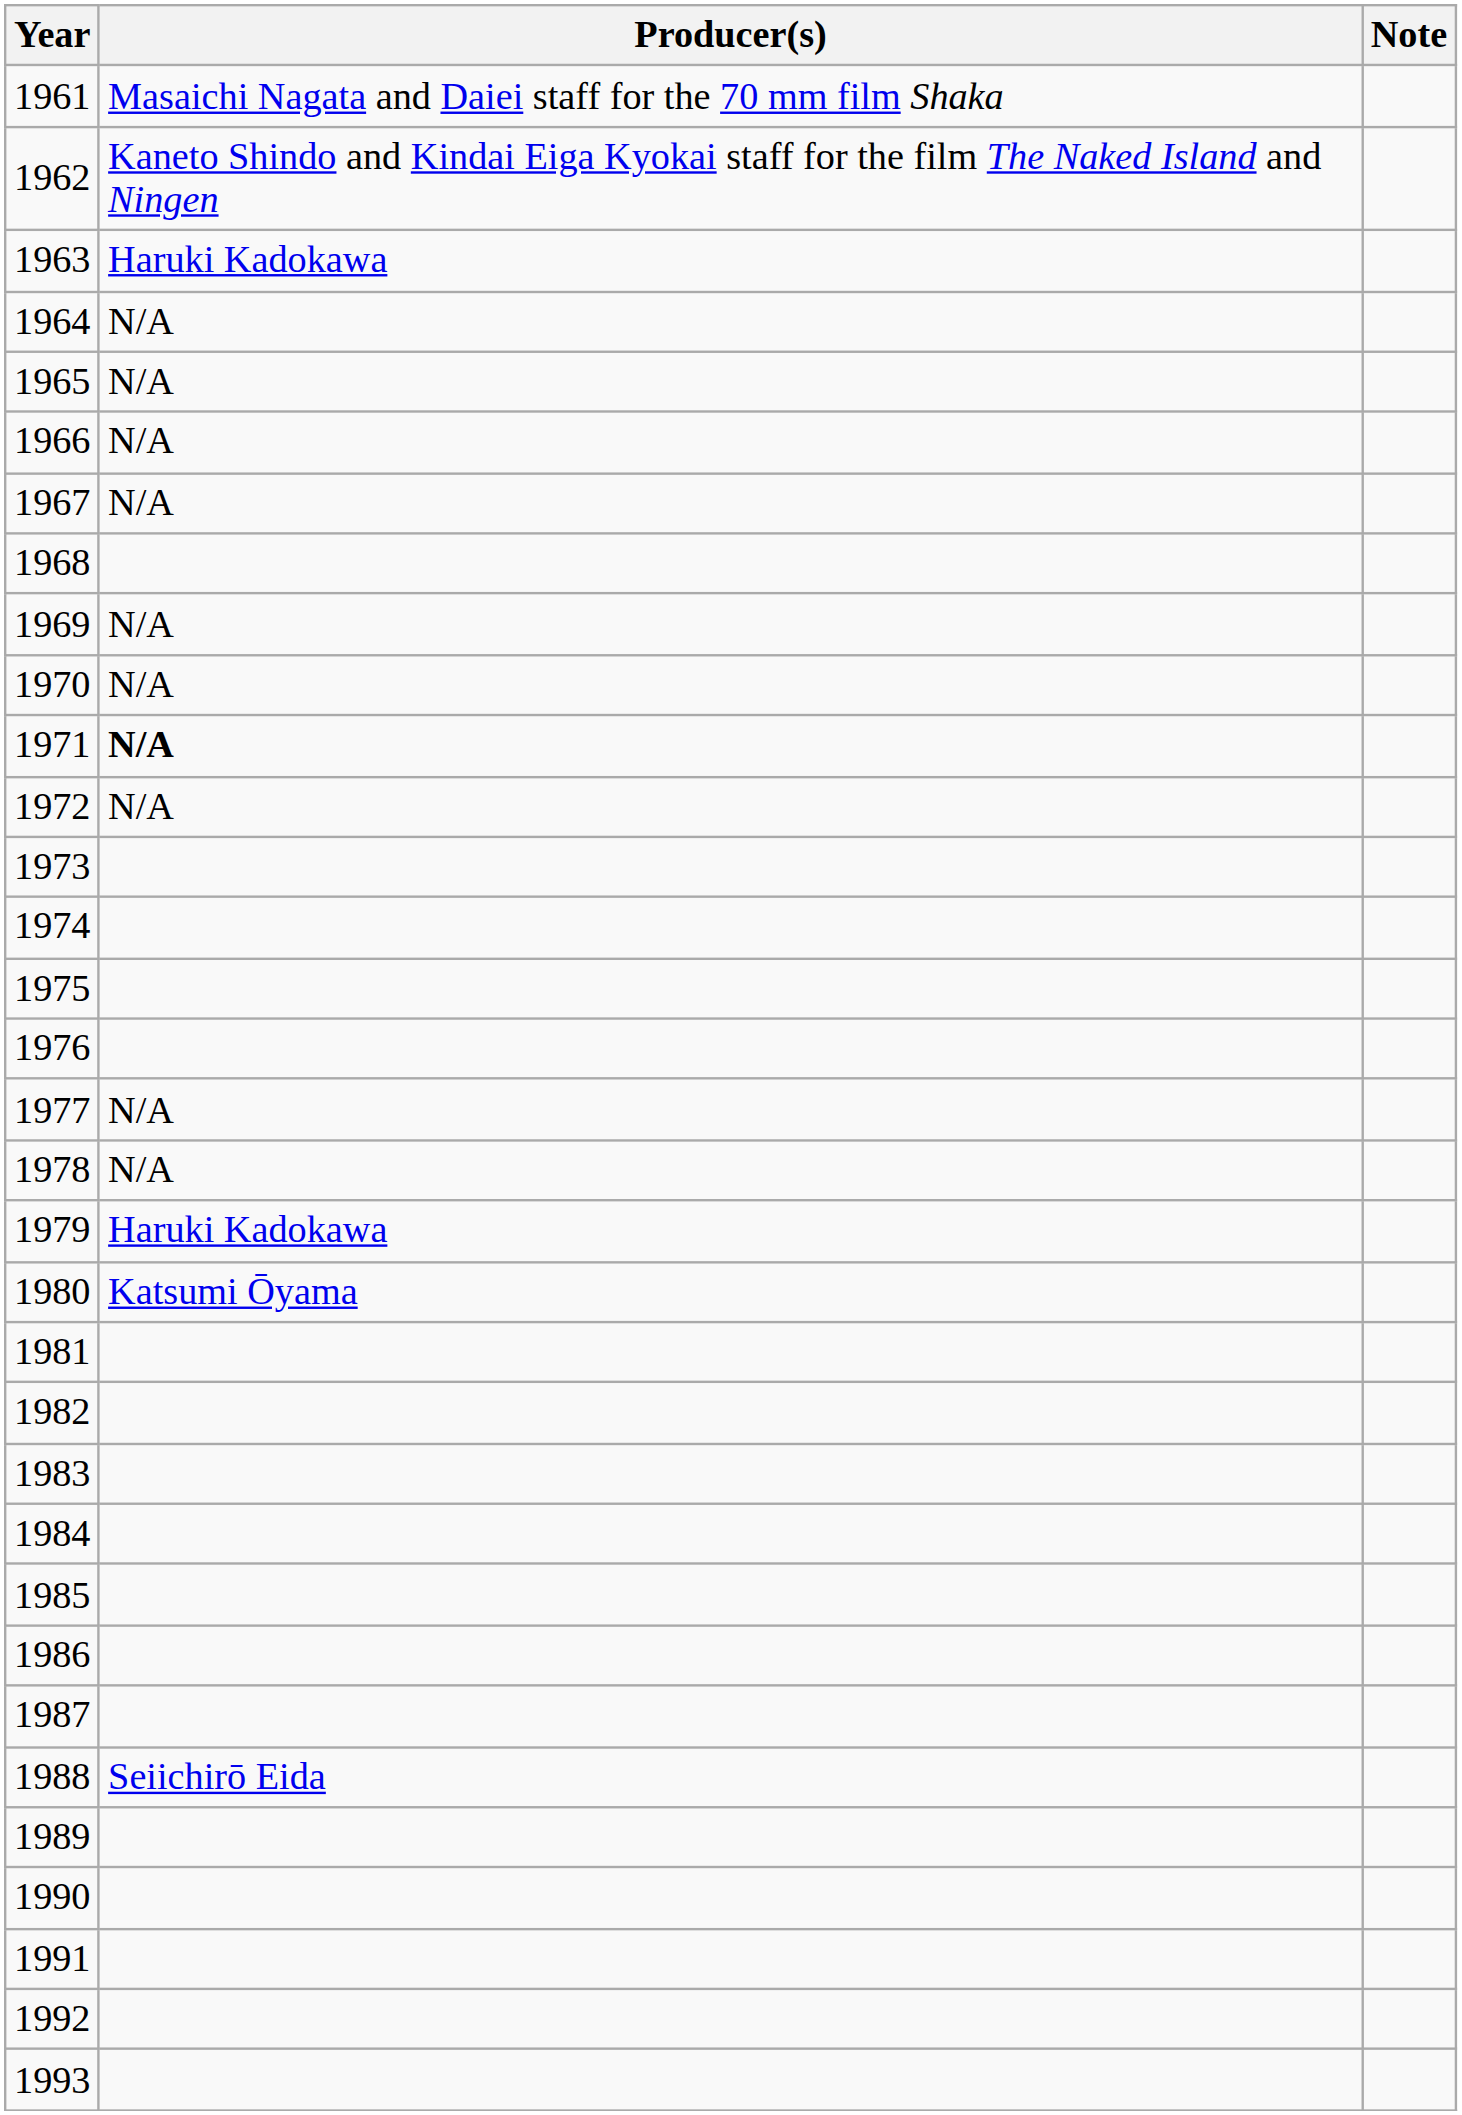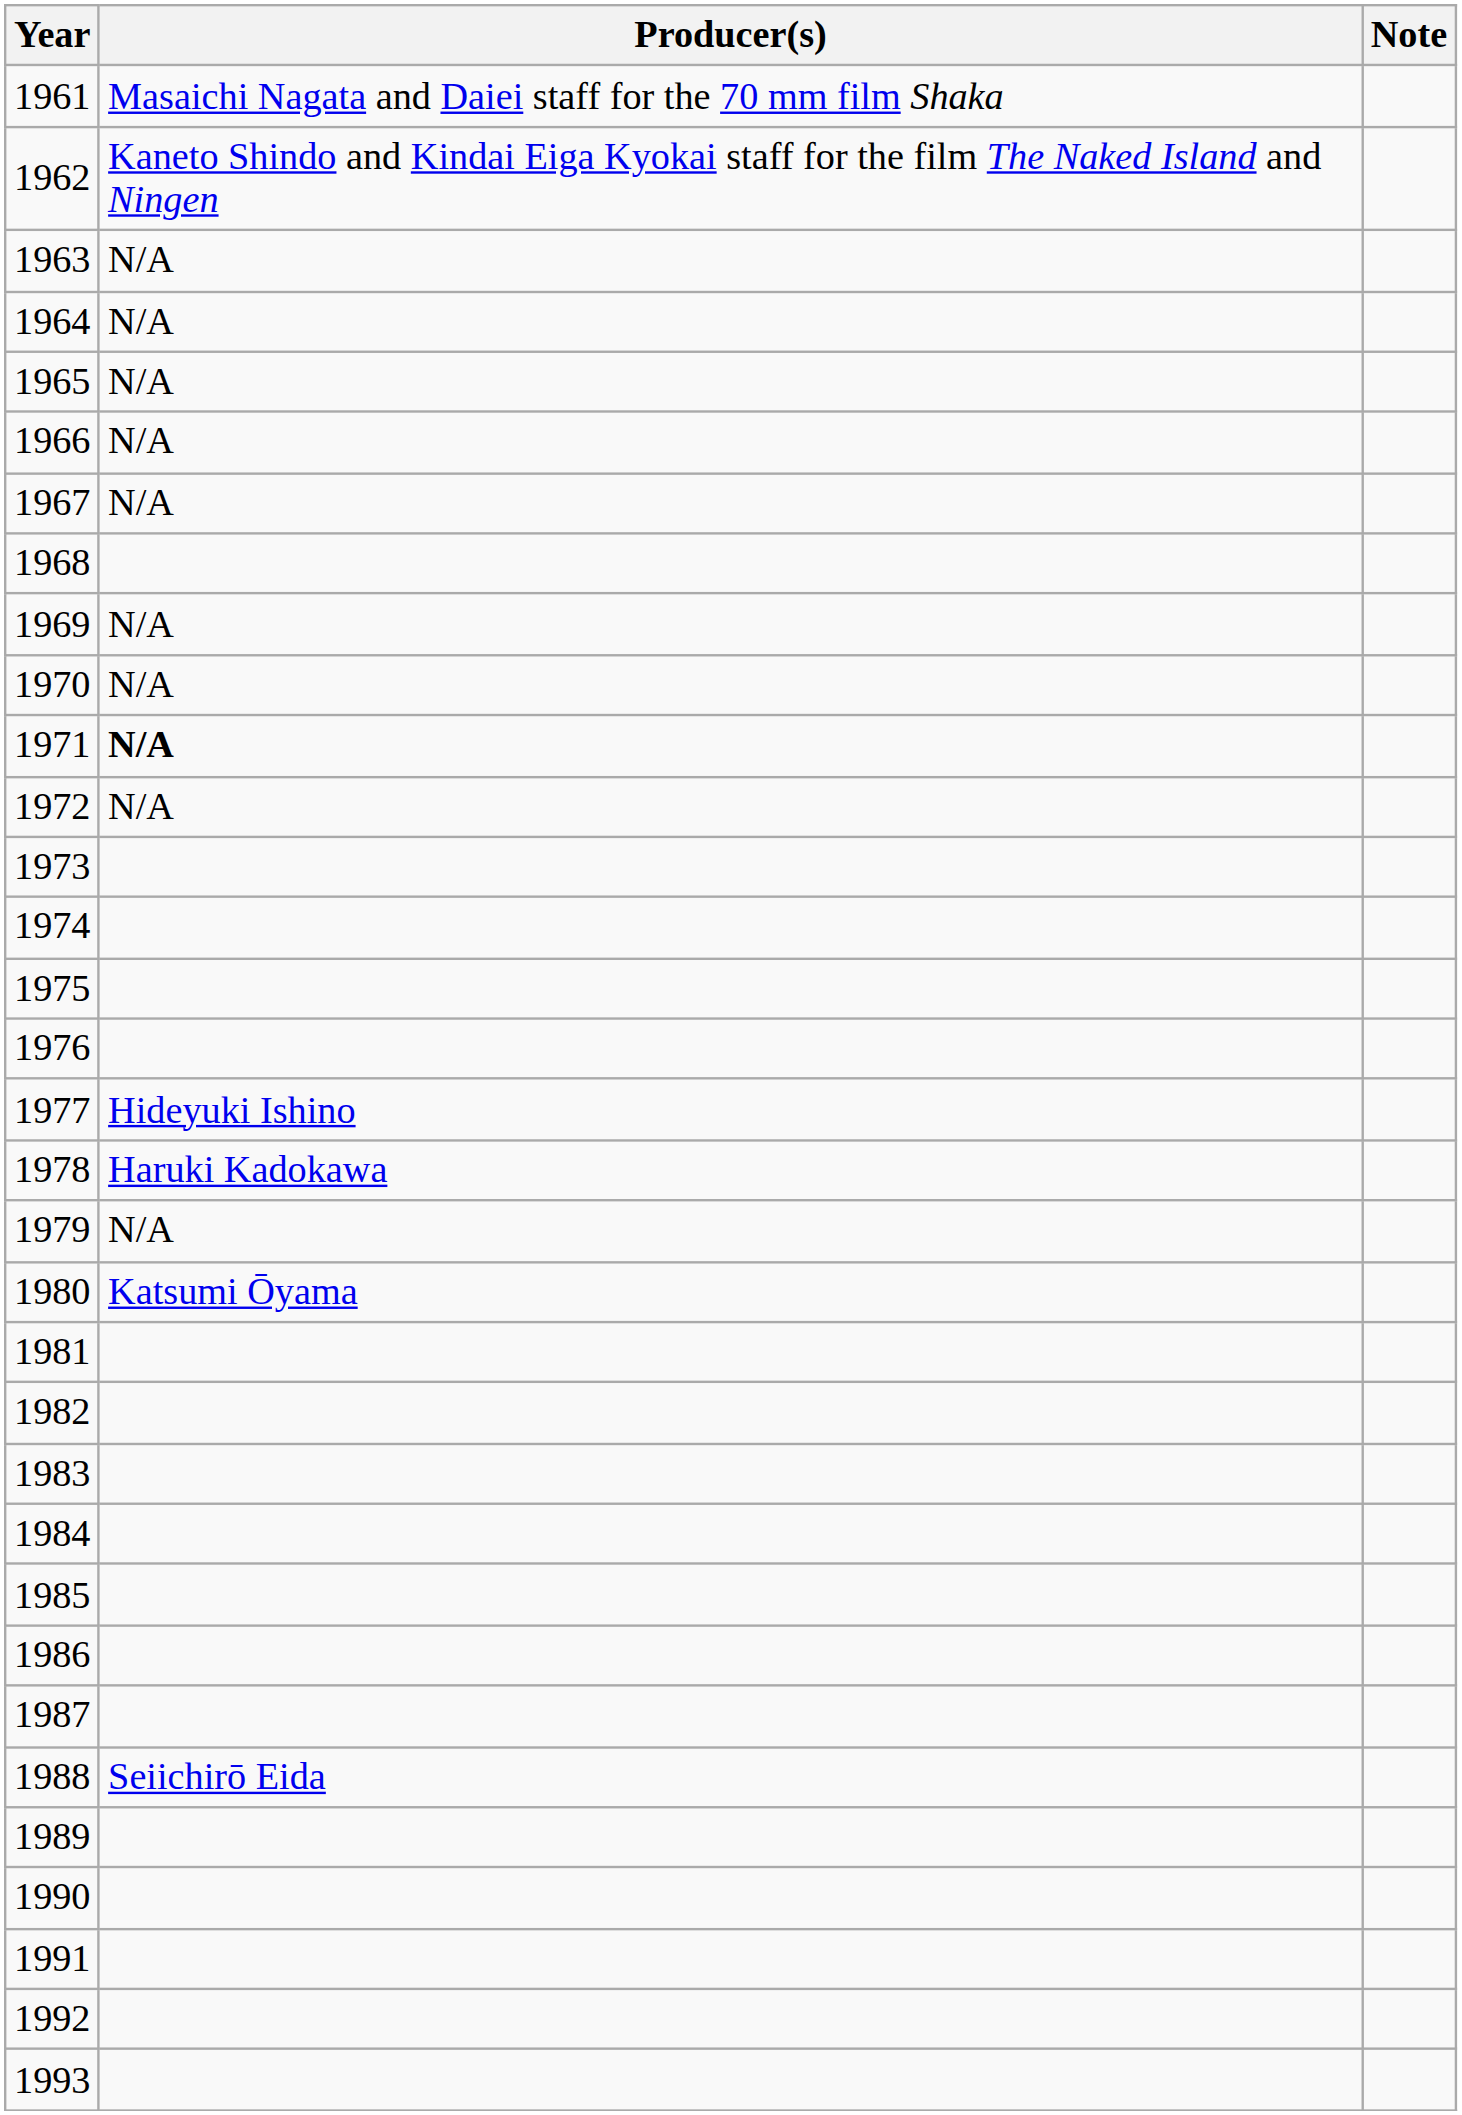(248, 259) Haruki Kadokawa -> (141, 259) N/A
(141, 1108) N/A -> (232, 1108) Hideyuki Ishino
(141, 1169) N/A -> (248, 1169) Haruki Kadokawa
(248, 1230) Haruki Kadokawa -> (141, 1230) N/A
